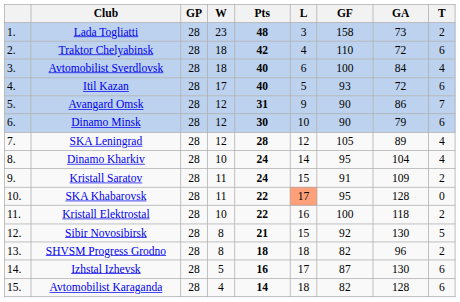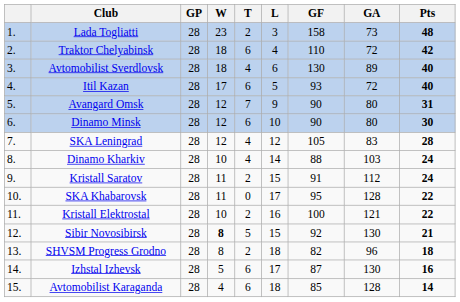columns swapped: (442, 13) <-> (262, 13)
(345, 68) 100 -> (316, 68) 130
(401, 68) 84 -> (372, 68) 89
(401, 104) 86 -> (372, 104) 80
(401, 123) 79 -> (372, 123) 80
(401, 141) 89 -> (372, 141) 83
(345, 159) 95 -> (316, 159) 88
(401, 159) 104 -> (372, 159) 103
(401, 178) 109 -> (372, 178) 112
(304, 196) lightsalmon background -> (275, 196) no background
(401, 214) 118 -> (372, 214) 121
(221, 232) normal -> (221, 232) bold
(345, 287) 82 -> (316, 287) 85
